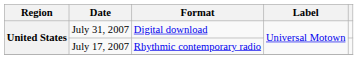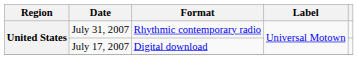(171, 29) Digital download -> (197, 29) Rhythmic contemporary radio
(197, 46) Rhythmic contemporary radio -> (171, 46) Digital download
